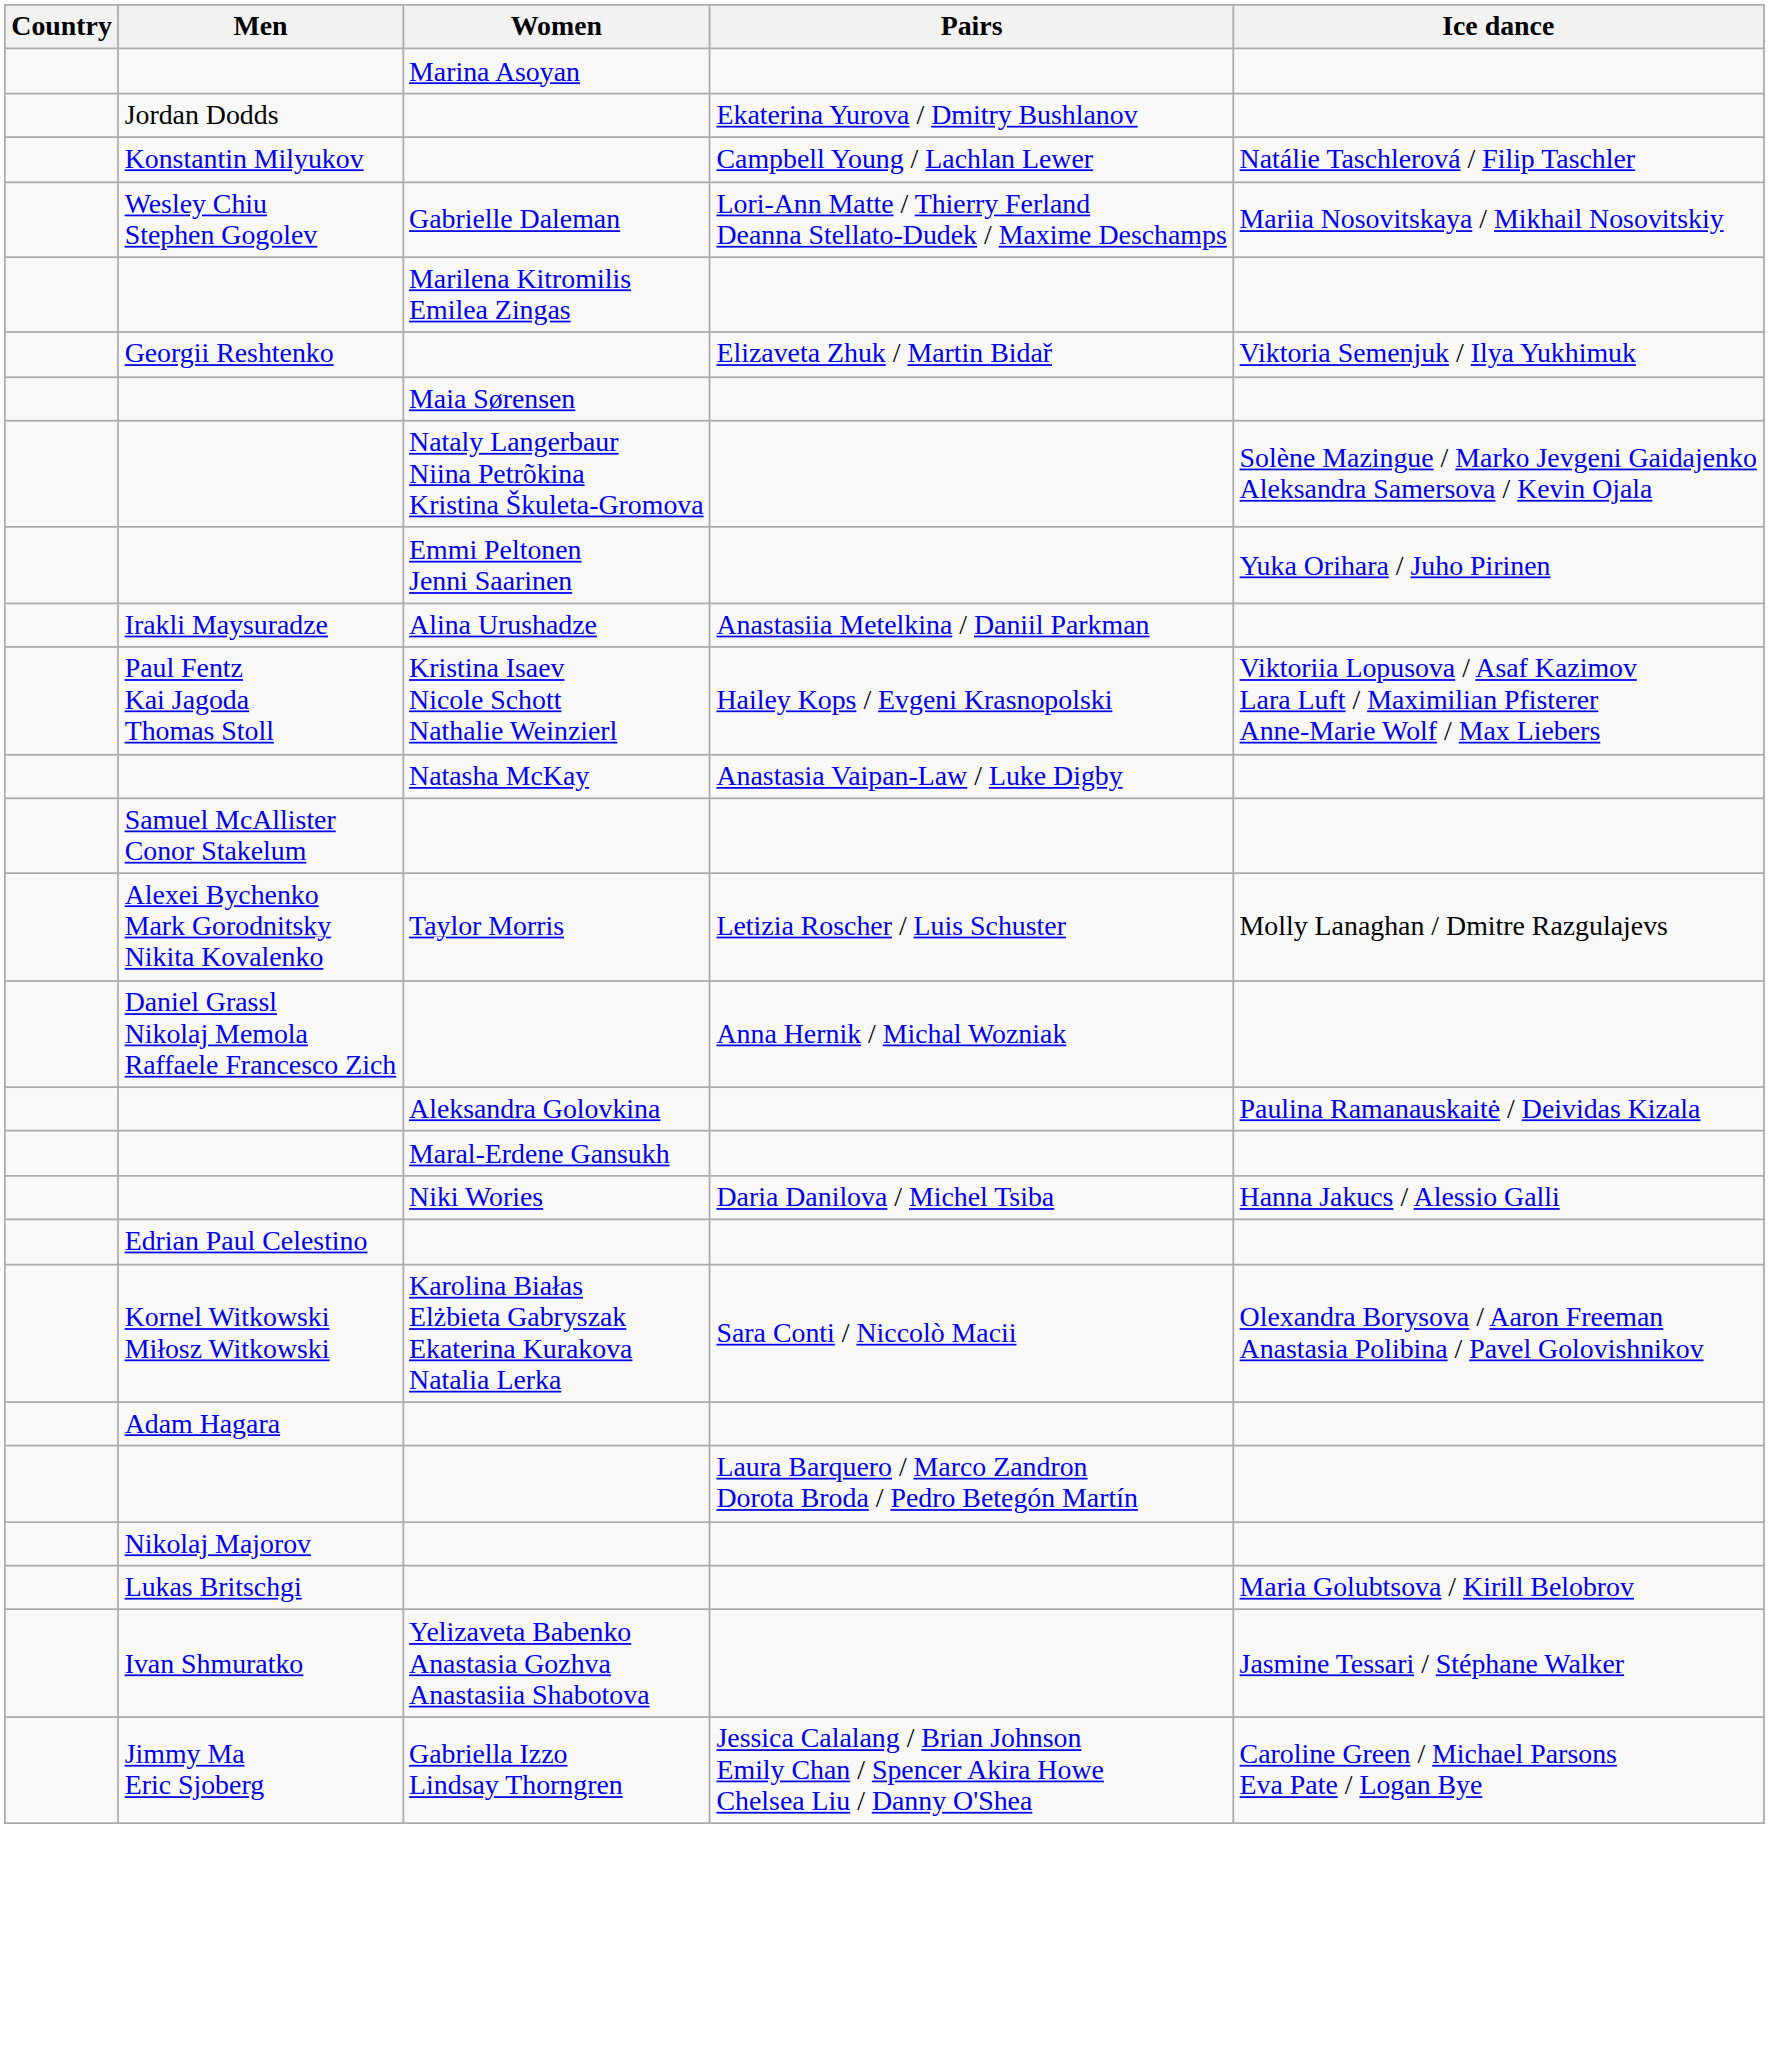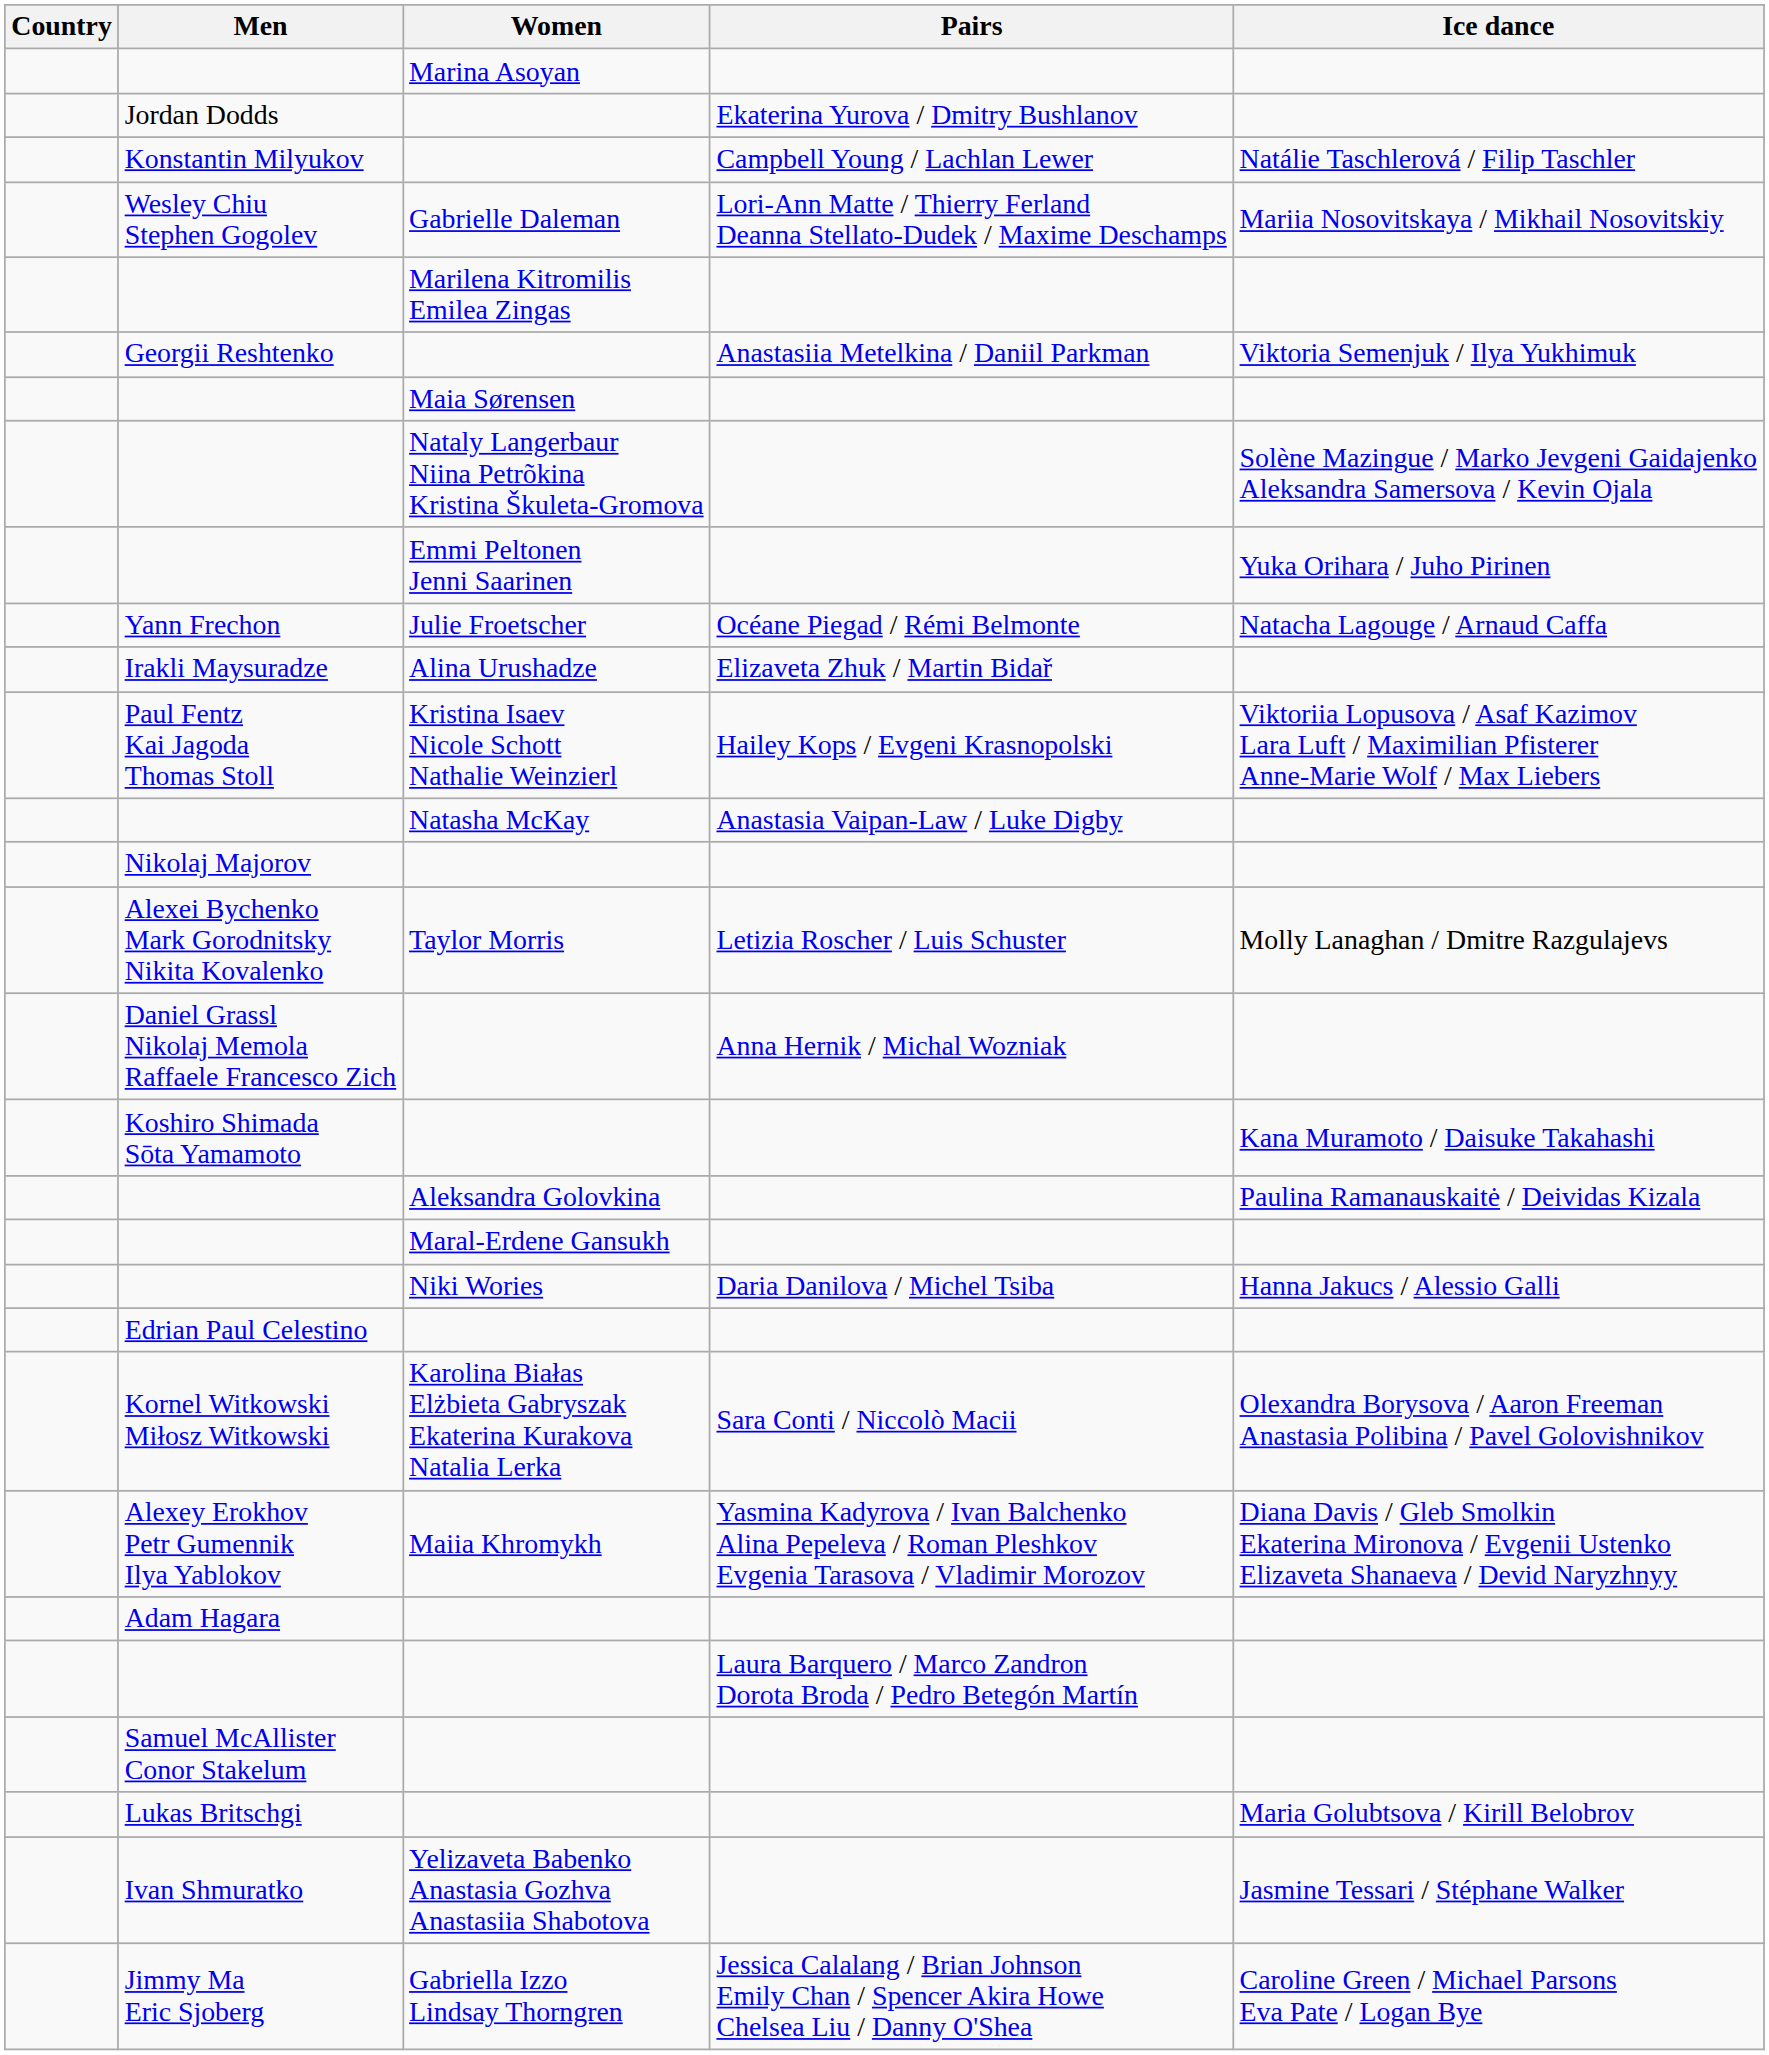(884, 354) Elizaveta Zhuk / Martin Bidař -> (933, 354) Anastasiia Metelkina / Daniil Parkman
+ row: (203, 624)
(933, 624) Anastasiia Metelkina / Daniil Parkman -> (884, 668) Elizaveta Zhuk / Martin Bidař
rows swapped: (230, 835) <-> (218, 1543)
+ row: (222, 1137)
+ row: (216, 1543)
